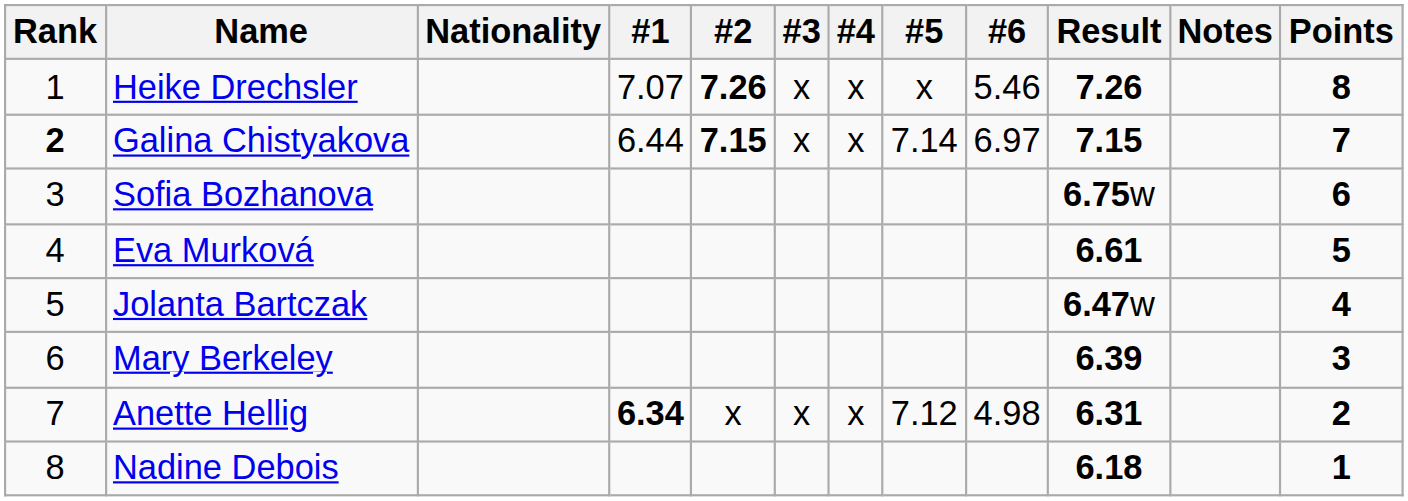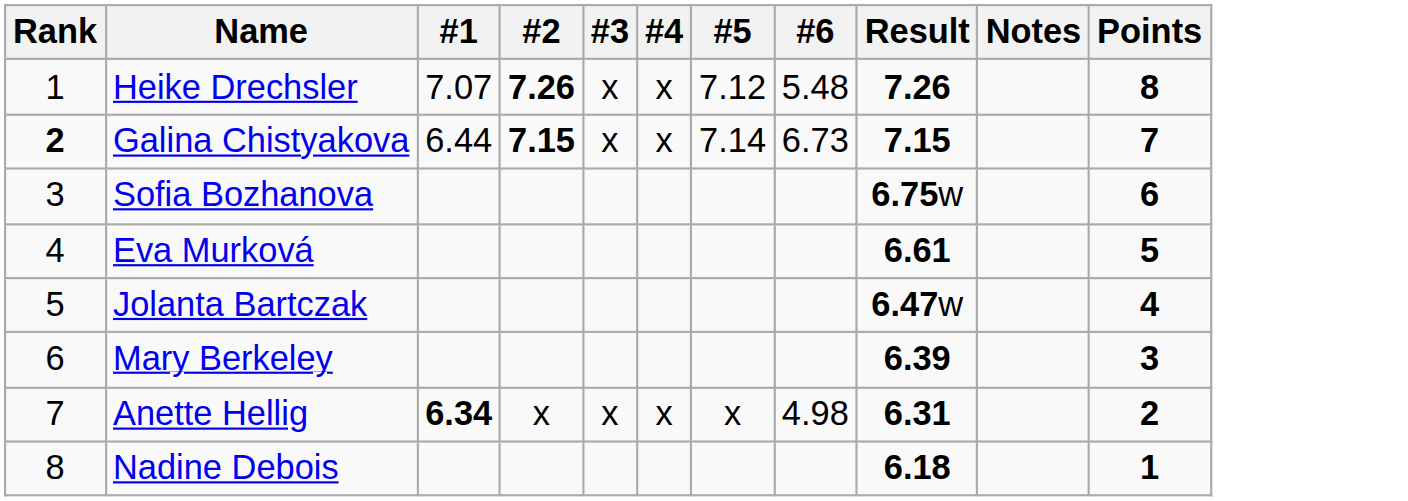- column: (513, 31)
(924, 86) x -> (733, 86) 7.12
(1007, 86) 5.46 -> (815, 86) 5.48
(1007, 140) 6.97 -> (815, 140) 6.73
(924, 413) 7.12 -> (733, 413) x
